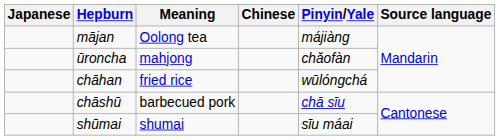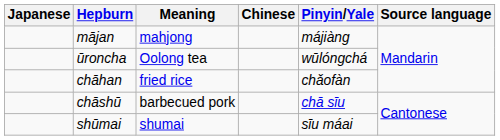(173, 37) Oolong tea -> (166, 37) mahjong
(166, 59) mahjong -> (173, 59) Oolong tea
(326, 59) chǎofàn -> (334, 59) wūlóngchá
(334, 80) wūlóngchá -> (326, 80) chǎofàn
